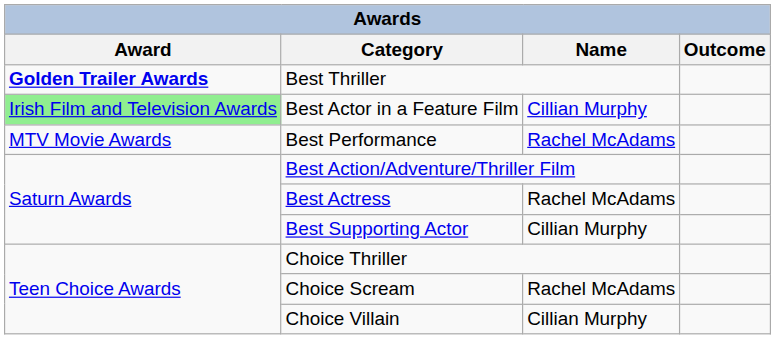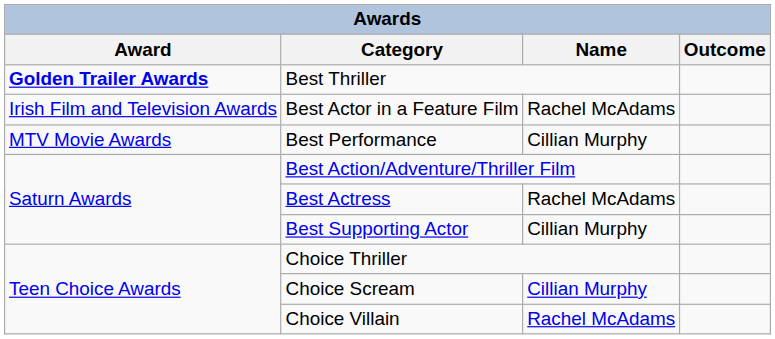(143, 109) lightgreen background -> (143, 109) no background
(587, 109) Cillian Murphy -> (601, 109) Rachel McAdams
(601, 139) Rachel McAdams -> (587, 139) Cillian Murphy
(601, 288) Rachel McAdams -> (587, 288) Cillian Murphy
(587, 318) Cillian Murphy -> (601, 318) Rachel McAdams
